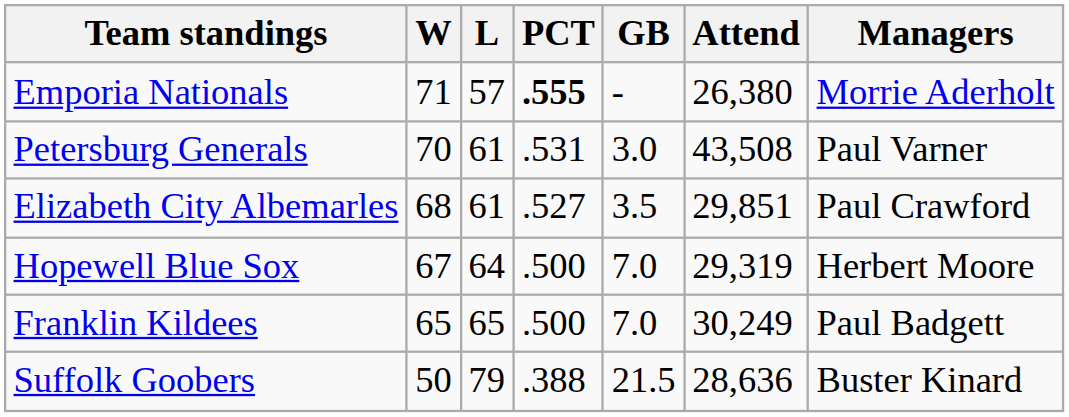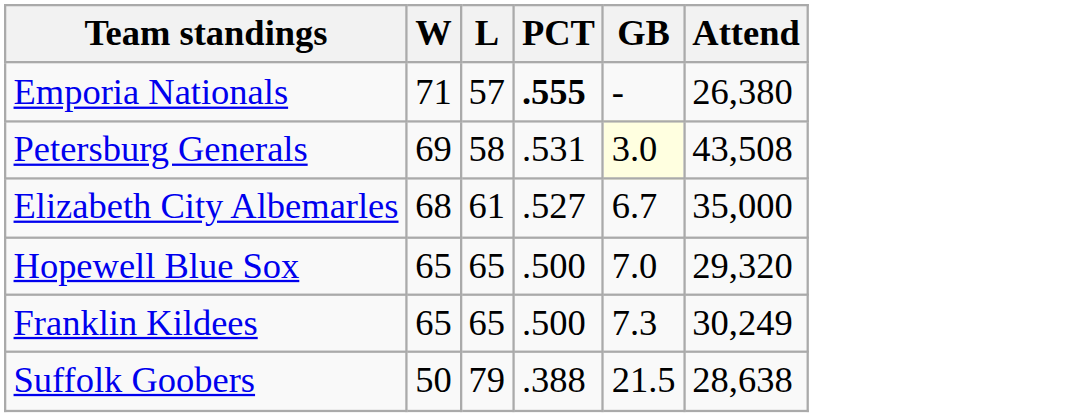- column: (936, 33)
(434, 149) 70 -> (434, 149) 69
(487, 149) 61 -> (487, 149) 58
(634, 149) no background -> (634, 149) lightyellow background
(634, 206) 3.5 -> (634, 206) 6.7
(743, 206) 29,851 -> (743, 206) 35,000
(434, 264) 67 -> (434, 264) 65
(487, 264) 64 -> (487, 264) 65
(743, 264) 29,319 -> (743, 264) 29,320
(634, 322) 7.0 -> (634, 322) 7.3
(743, 380) 28,636 -> (743, 380) 28,638
